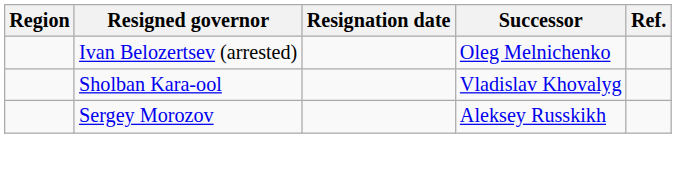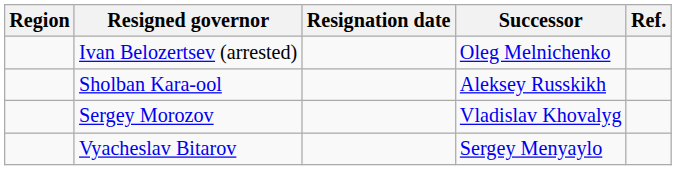(541, 84) Vladislav Khovalyg -> (533, 84) Aleksey Russkikh
(533, 116) Aleksey Russkikh -> (541, 116) Vladislav Khovalyg
+ row: (158, 148)
